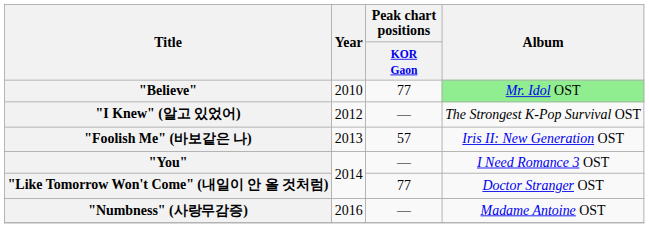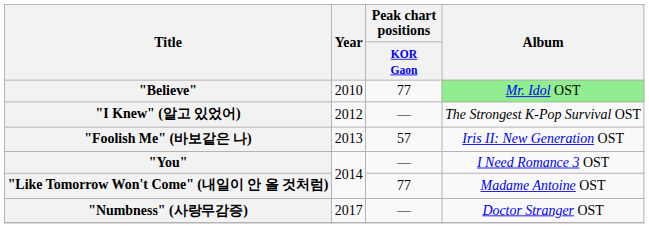(543, 185) Doctor Stranger OST -> (543, 185) Madame Antoine OST
(349, 210) 2016 -> (349, 210) 2017
(543, 210) Madame Antoine OST -> (543, 210) Doctor Stranger OST
